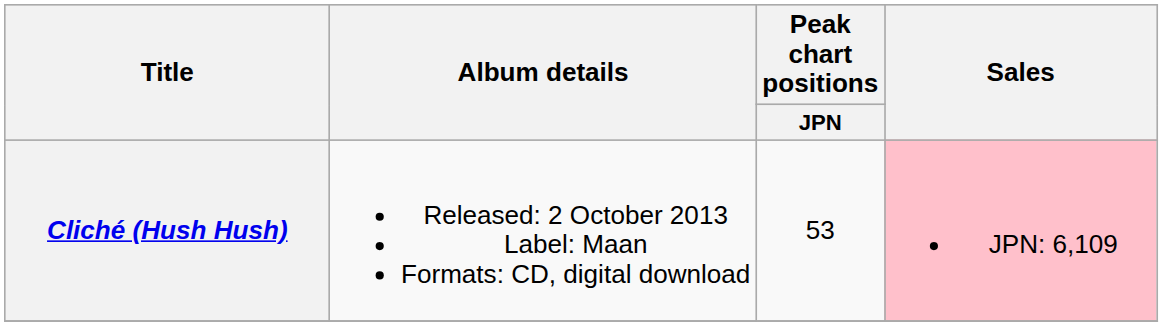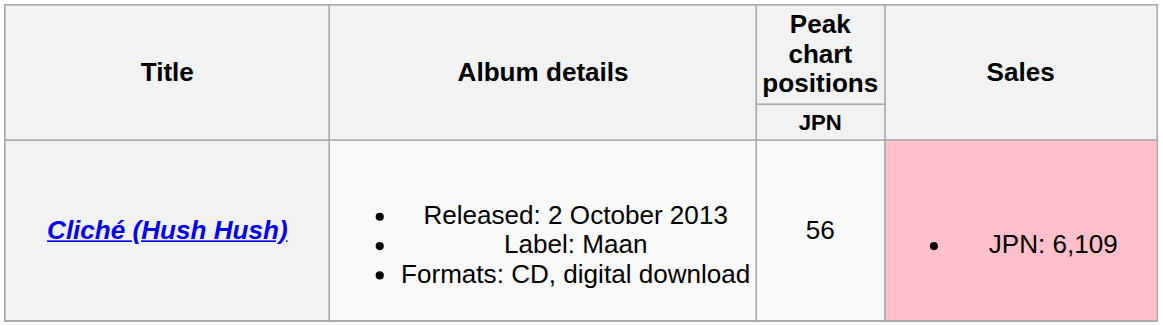(820, 230) 53 -> (820, 230) 56
